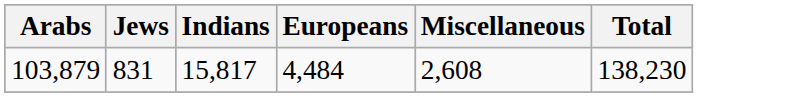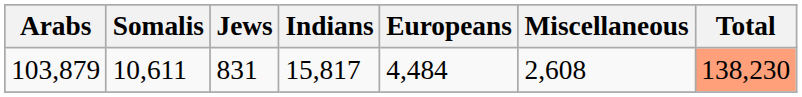+ column: (158, 26)
(642, 69) no background -> (746, 69) lightsalmon background
